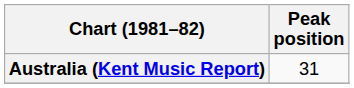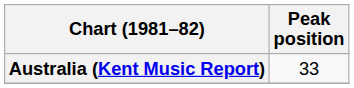(309, 68) 31 -> (309, 68) 33
